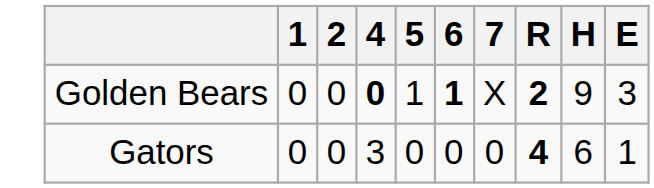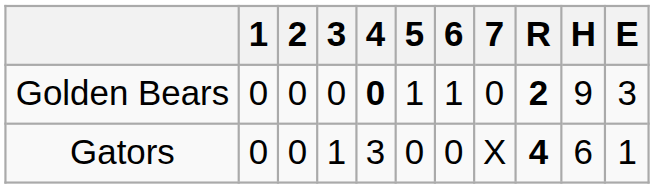+ column: (337, 34)
(454, 93) bold -> (454, 93) normal
(495, 93) X -> (495, 93) 0
(495, 152) 0 -> (495, 152) X
